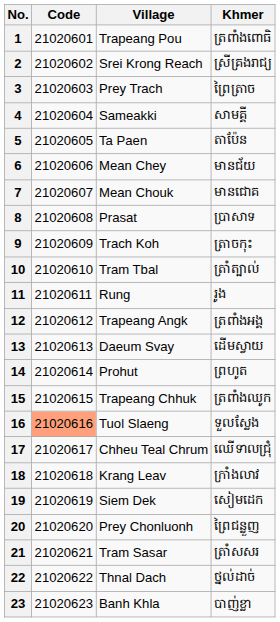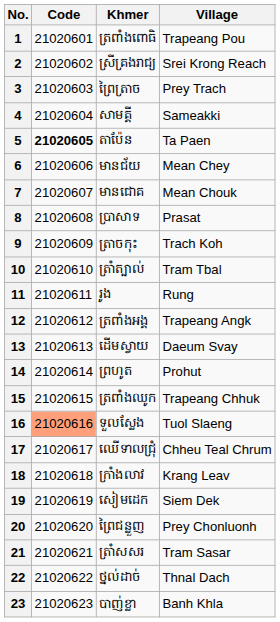columns swapped: (154, 14) <-> (243, 14)
(64, 141) normal -> (64, 141) bold
